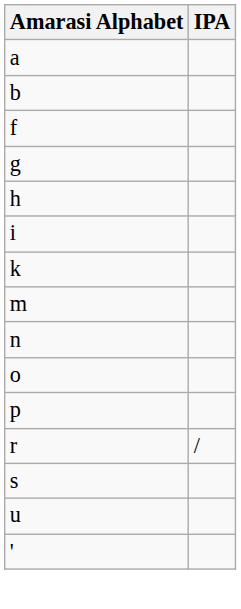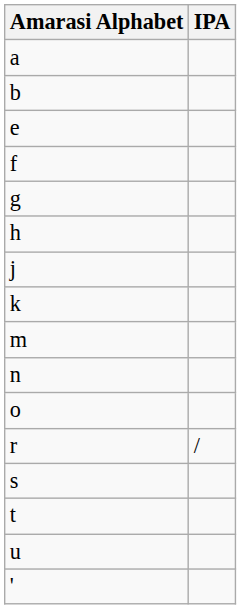+ row: (15, 127)
- row: (13, 233)
+ row: (13, 269)
- row: (15, 410)
+ row: (13, 515)
